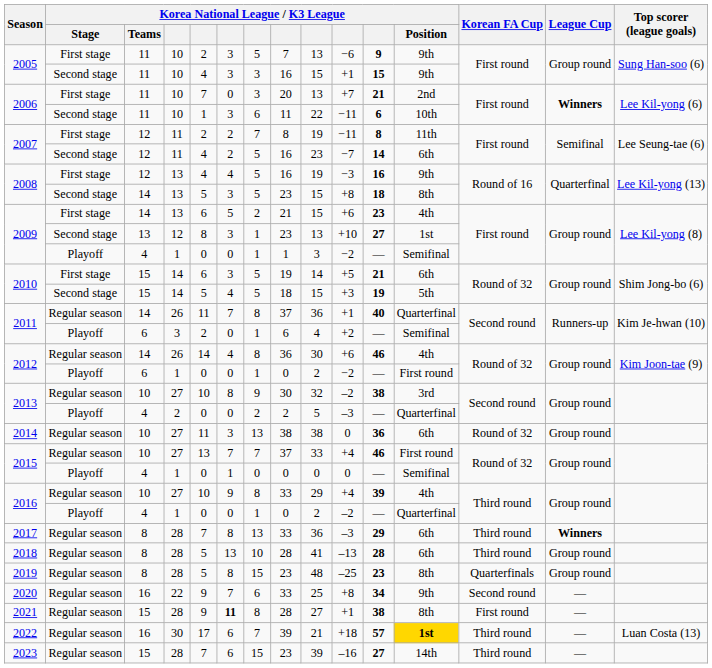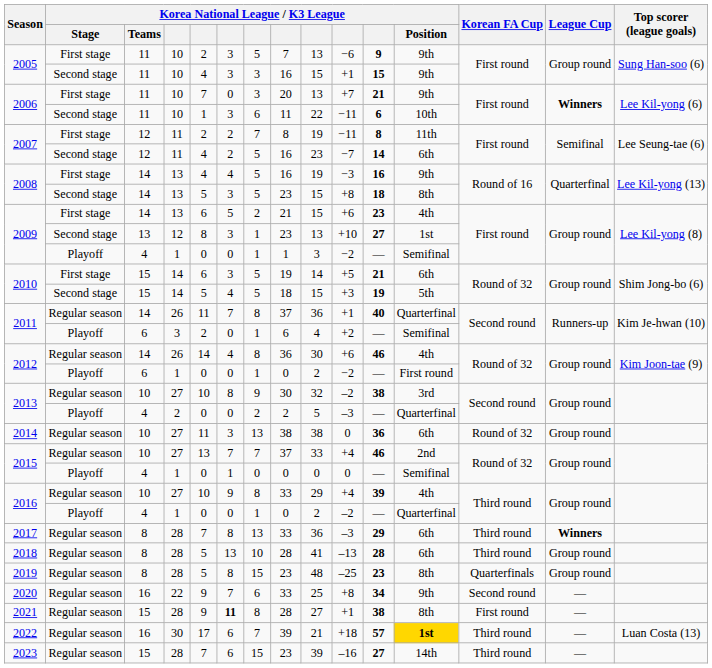(426, 94) 2nd -> (426, 94) 9th
(144, 174) 12 -> (144, 174) 14
(426, 453) First round -> (426, 453) 2nd
